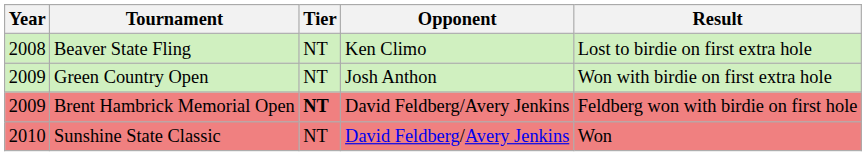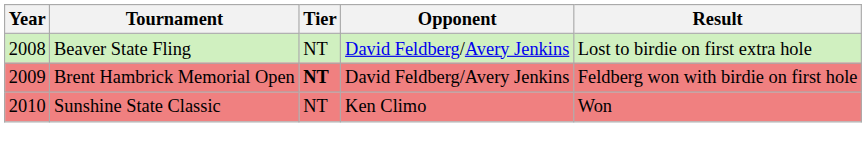(386, 48) Ken Climo -> (457, 48) David Feldberg/Avery Jenkins
- row: (131, 77)
(457, 135) David Feldberg/Avery Jenkins -> (386, 106) Ken Climo
